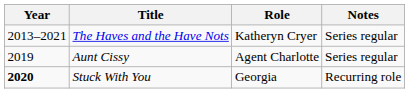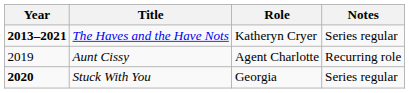(37, 35) normal -> (37, 35) bold
(361, 56) Series regular -> (363, 56) Recurring role
(363, 77) Recurring role -> (361, 77) Series regular
